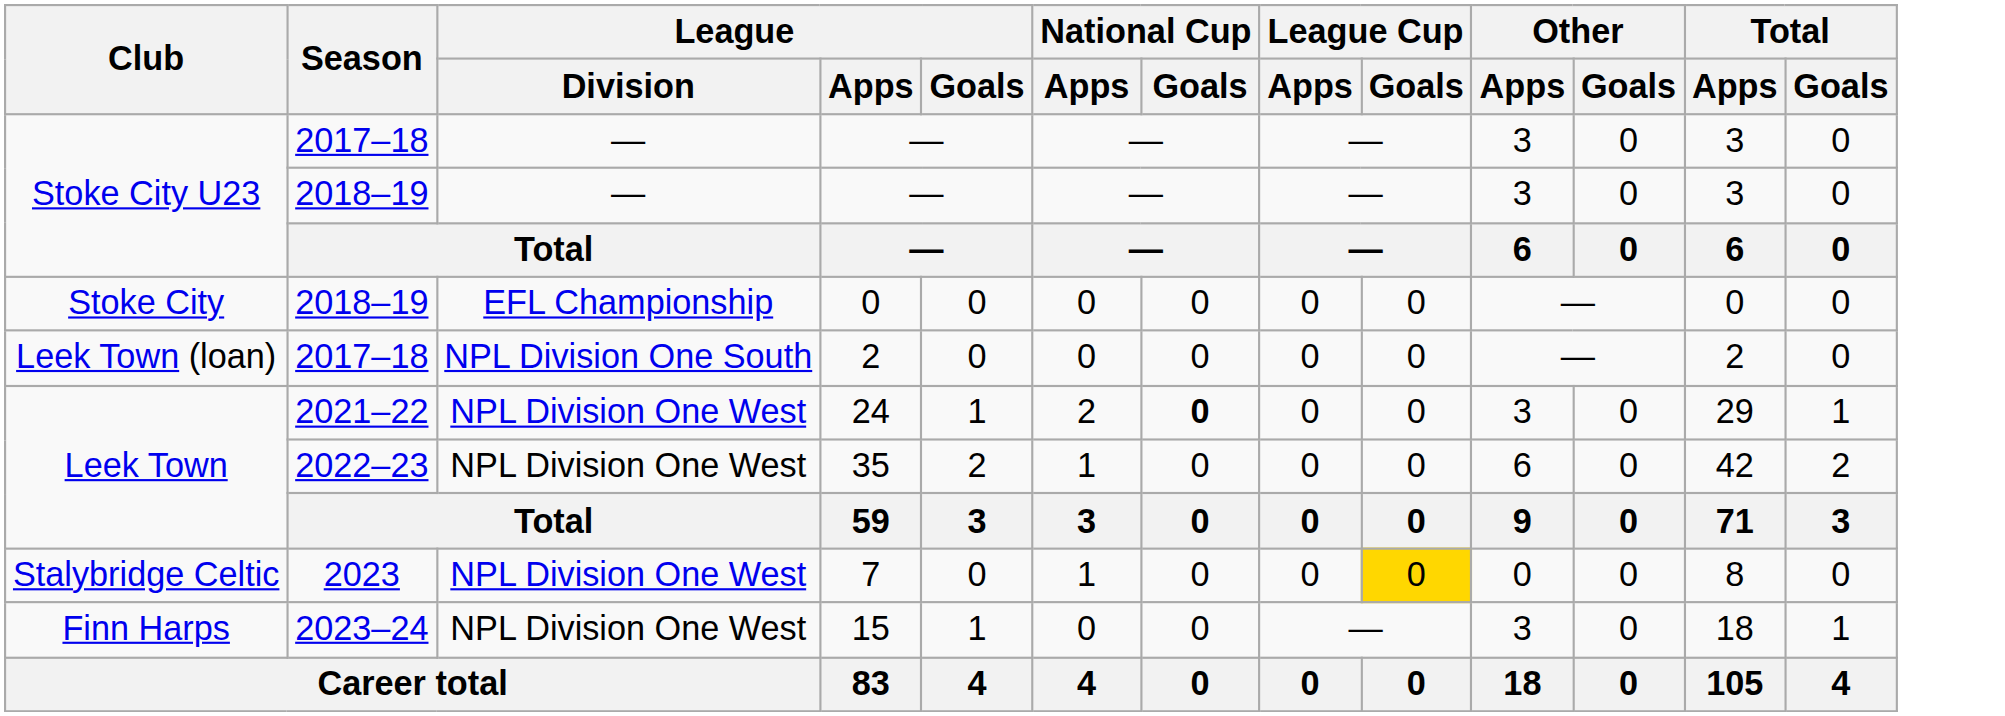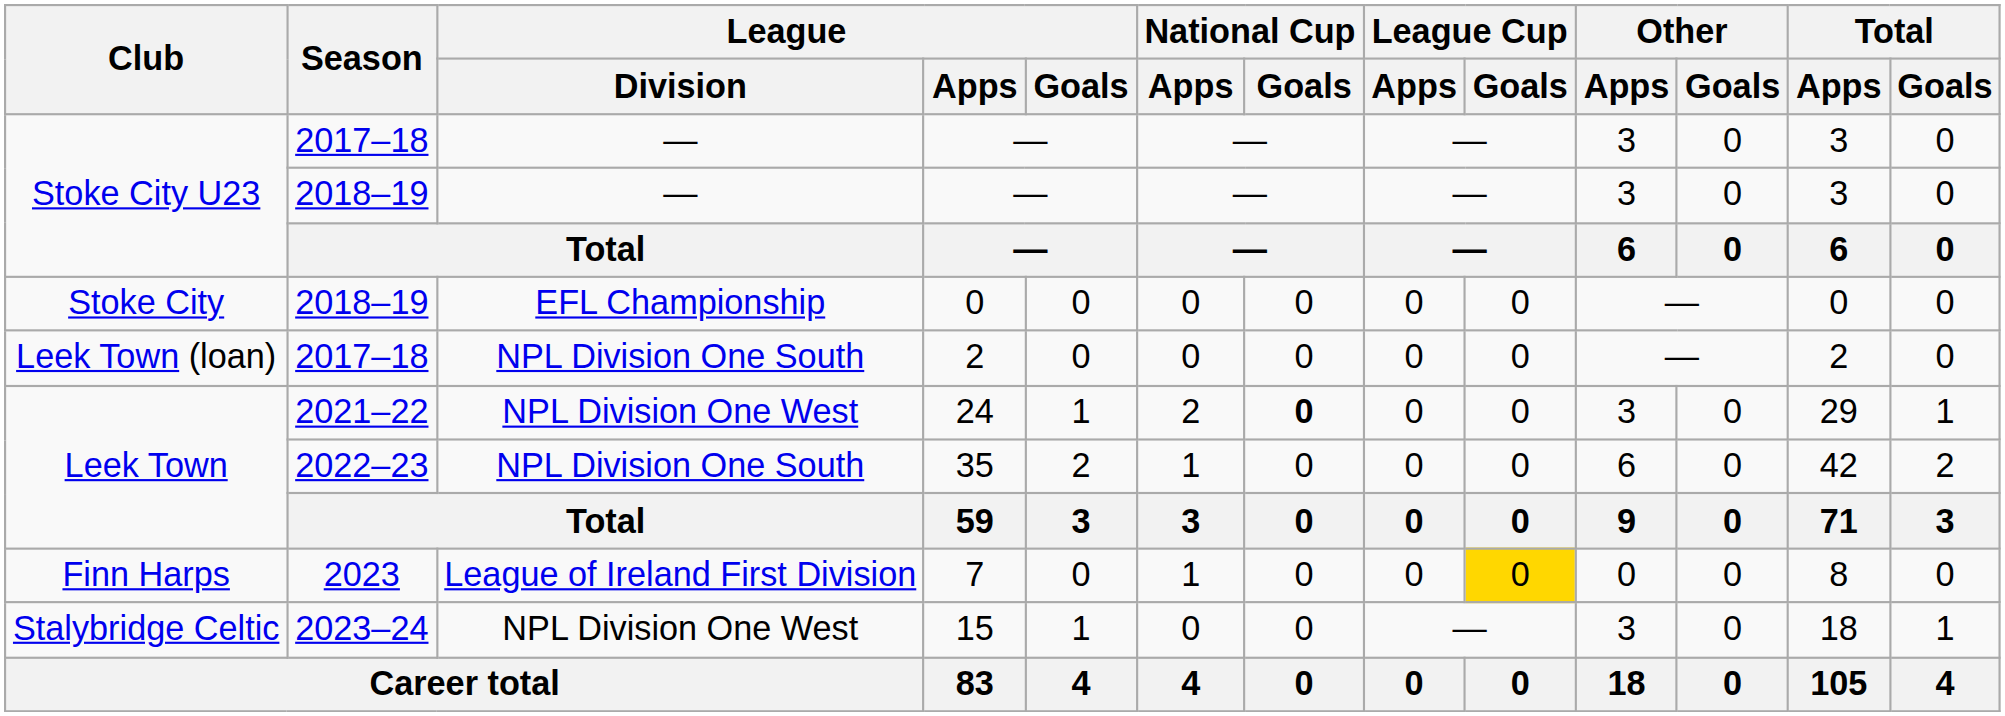(628, 466) NPL Division One West -> (680, 466) NPL Division One South
(146, 574) Stalybridge Celtic -> (146, 574) Finn Harps
(628, 574) NPL Division One West -> (680, 574) League of Ireland First Division
(146, 628) Finn Harps -> (146, 628) Stalybridge Celtic
